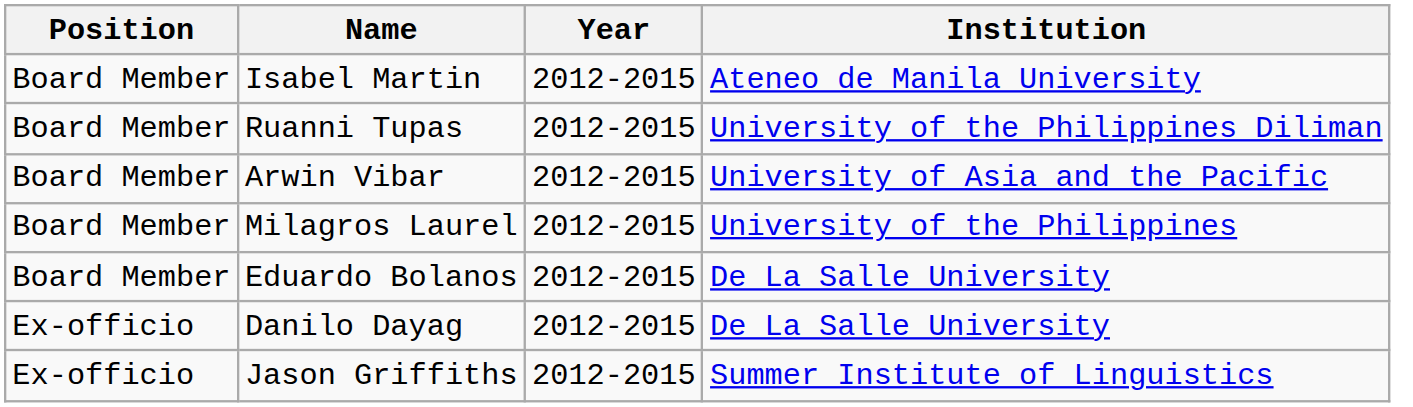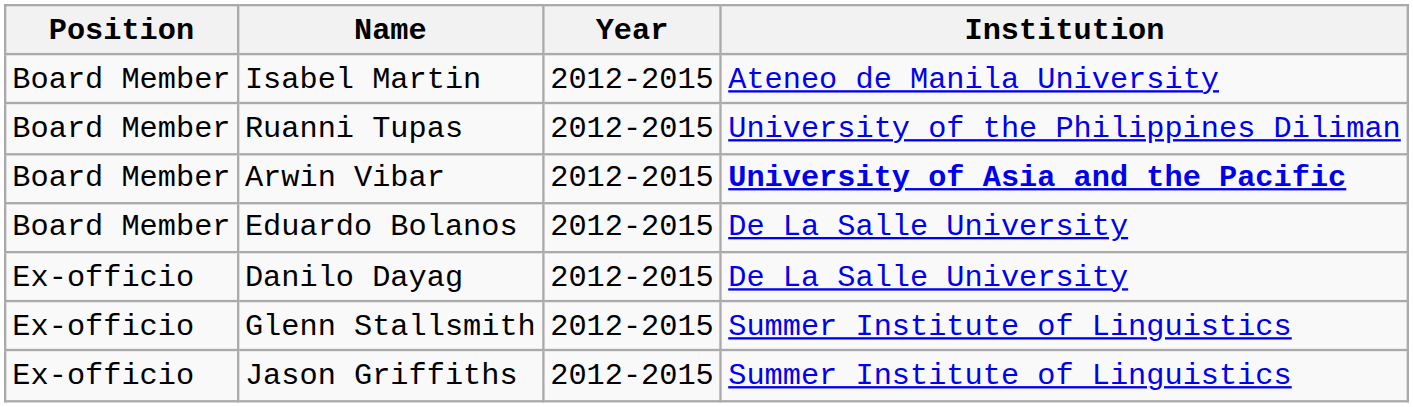(1019, 178) normal -> (1037, 178) bold
- row: (381, 227)
+ row: (390, 326)
